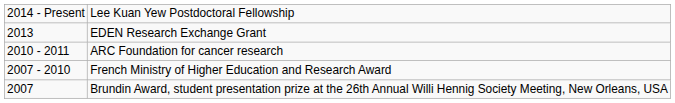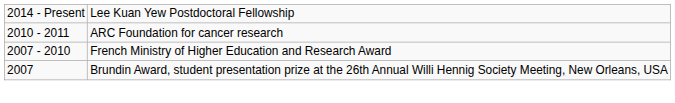- row: (178, 32)
